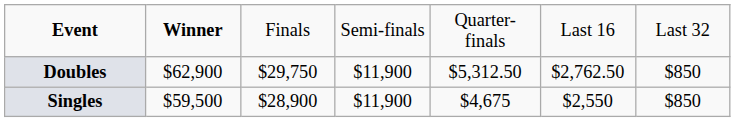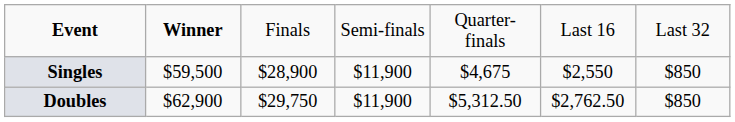rows swapped: (75, 101) <-> (75, 71)
